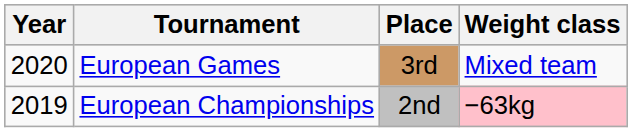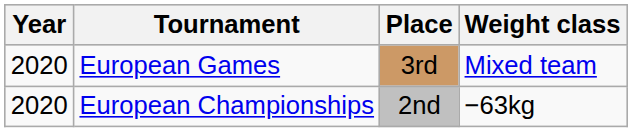(39, 106) 2019 -> (39, 106) 2020
(500, 106) pink background -> (500, 106) no background
